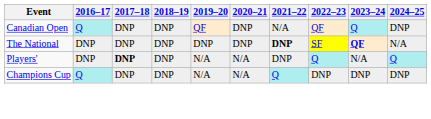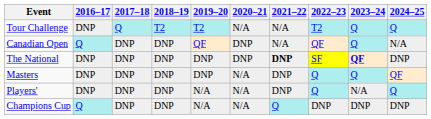+ row: (37, 28)
(400, 28) DNP -> (398, 43) N/A
(398, 43) N/A -> (400, 59) DNP
+ row: (22, 75)
(125, 59) bold -> (125, 91) normal
